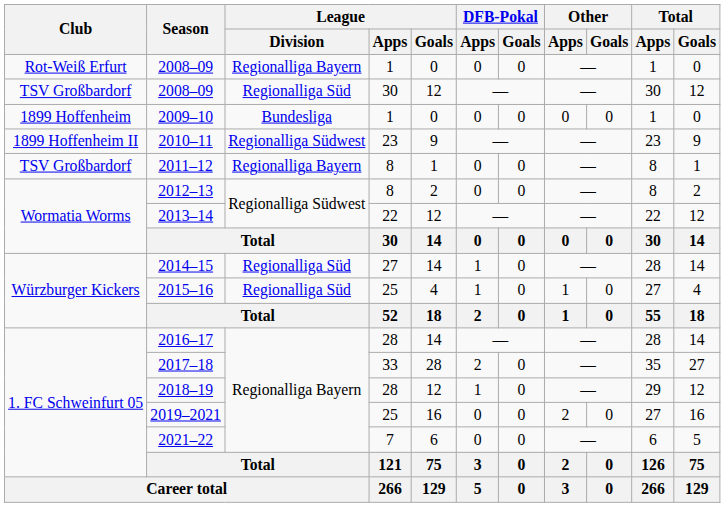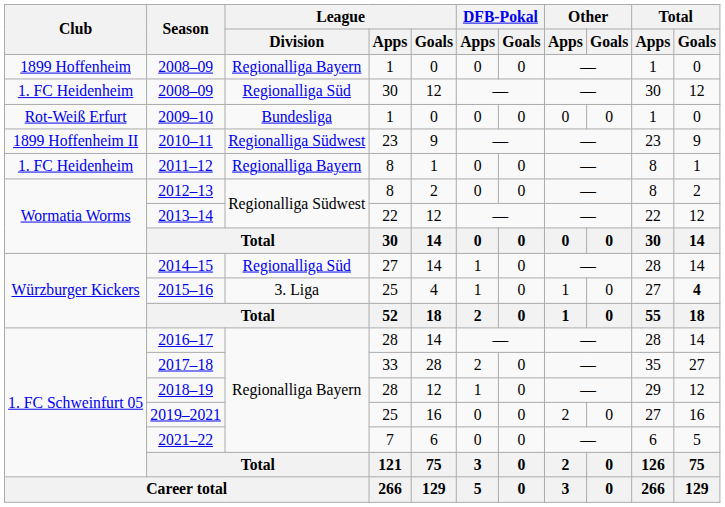(76, 66) Rot-Weiß Erfurt -> (76, 66) 1899 Hoffenheim
(76, 91) TSV Großbardorf -> (76, 91) 1. FC Heidenheim
(76, 116) 1899 Hoffenheim -> (76, 116) Rot-Weiß Erfurt
(76, 166) TSV Großbardorf -> (76, 166) 1. FC Heidenheim
(297, 290) Regionalliga Süd -> (297, 290) 3. Liga
(697, 290) normal -> (697, 290) bold
